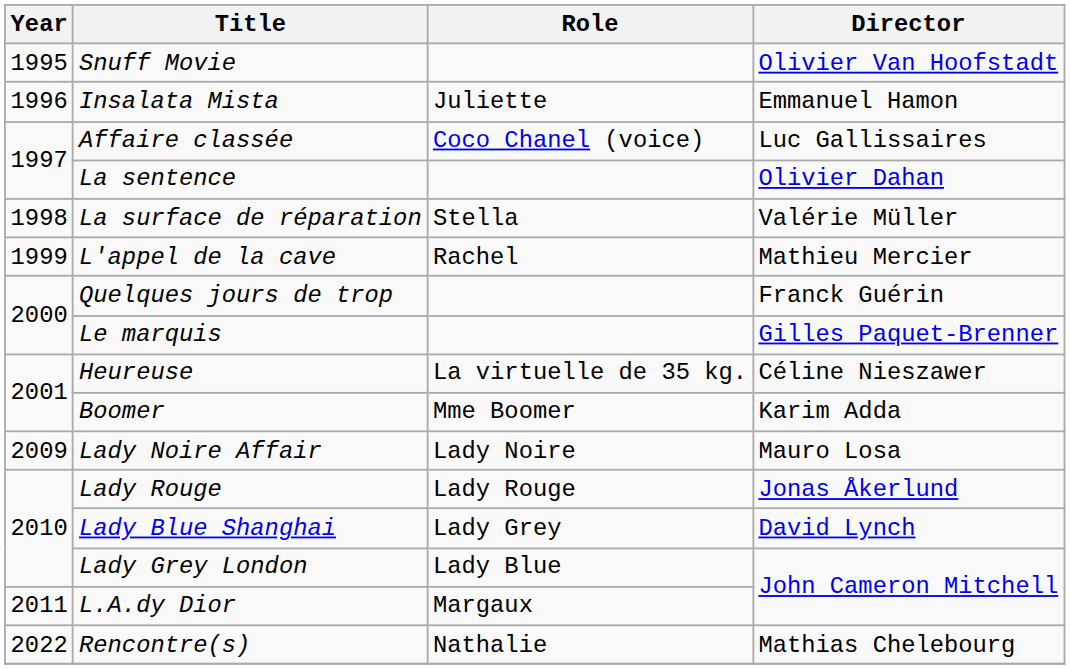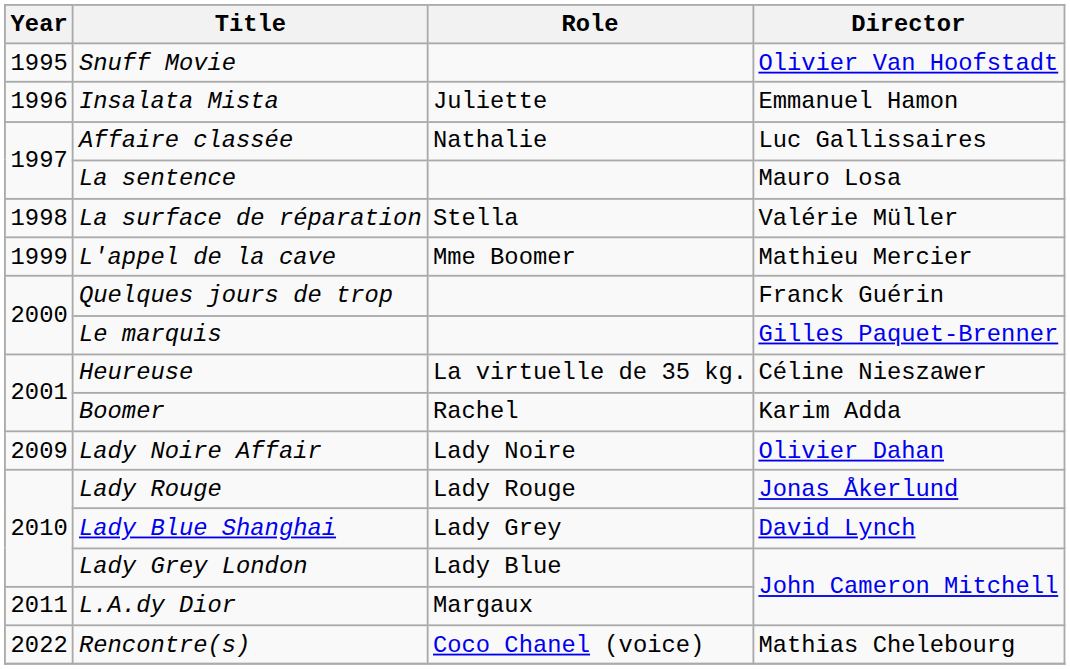(569, 141) Coco Chanel (voice) -> (490, 141) Nathalie
(851, 179) Olivier Dahan -> (830, 179) Mauro Losa
(476, 257) Rachel -> (504, 257) Mme Boomer
(504, 412) Mme Boomer -> (476, 412) Rachel
(830, 451) Mauro Losa -> (851, 451) Olivier Dahan
(490, 645) Nathalie -> (569, 645) Coco Chanel (voice)
